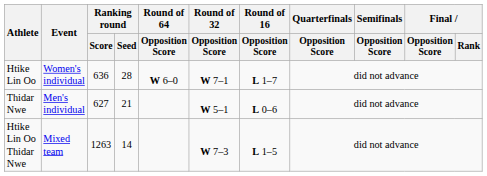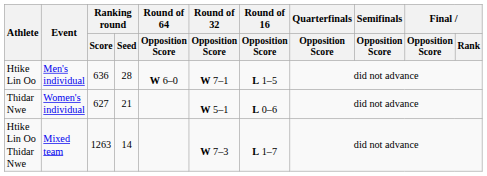(64, 75) Women's individual -> (64, 75) Men's individual
(265, 81) L 1–7 -> (265, 81) L 1–5
(64, 104) Men's individual -> (64, 104) Women's individual
(265, 151) L 1–5 -> (265, 151) L 1–7
